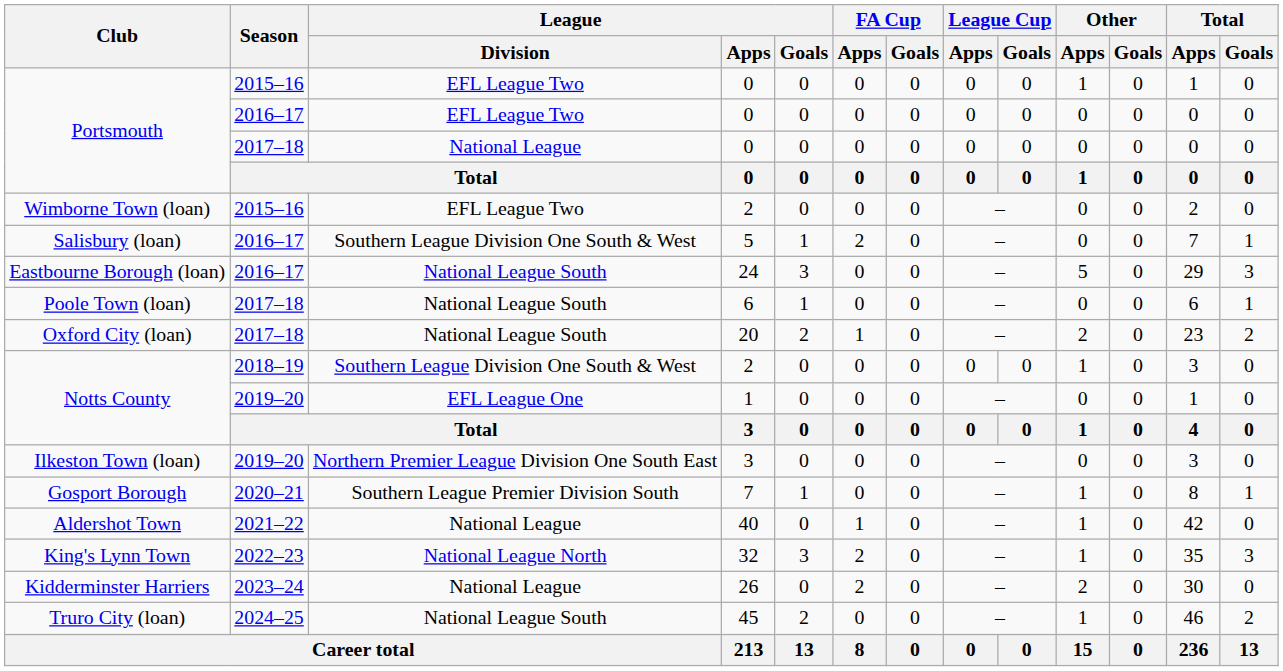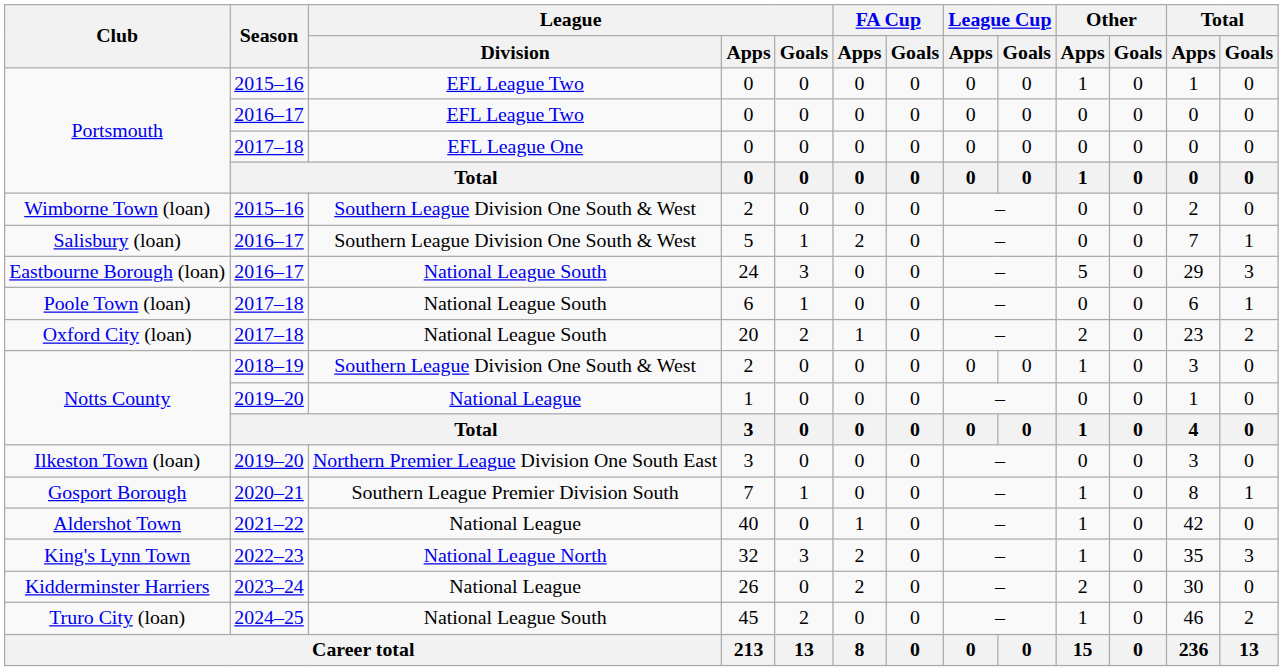(515, 146) National League -> (515, 146) EFL League One
(515, 209) EFL League Two -> (515, 209) Southern League Division One South & West
(515, 397) EFL League One -> (515, 397) National League
